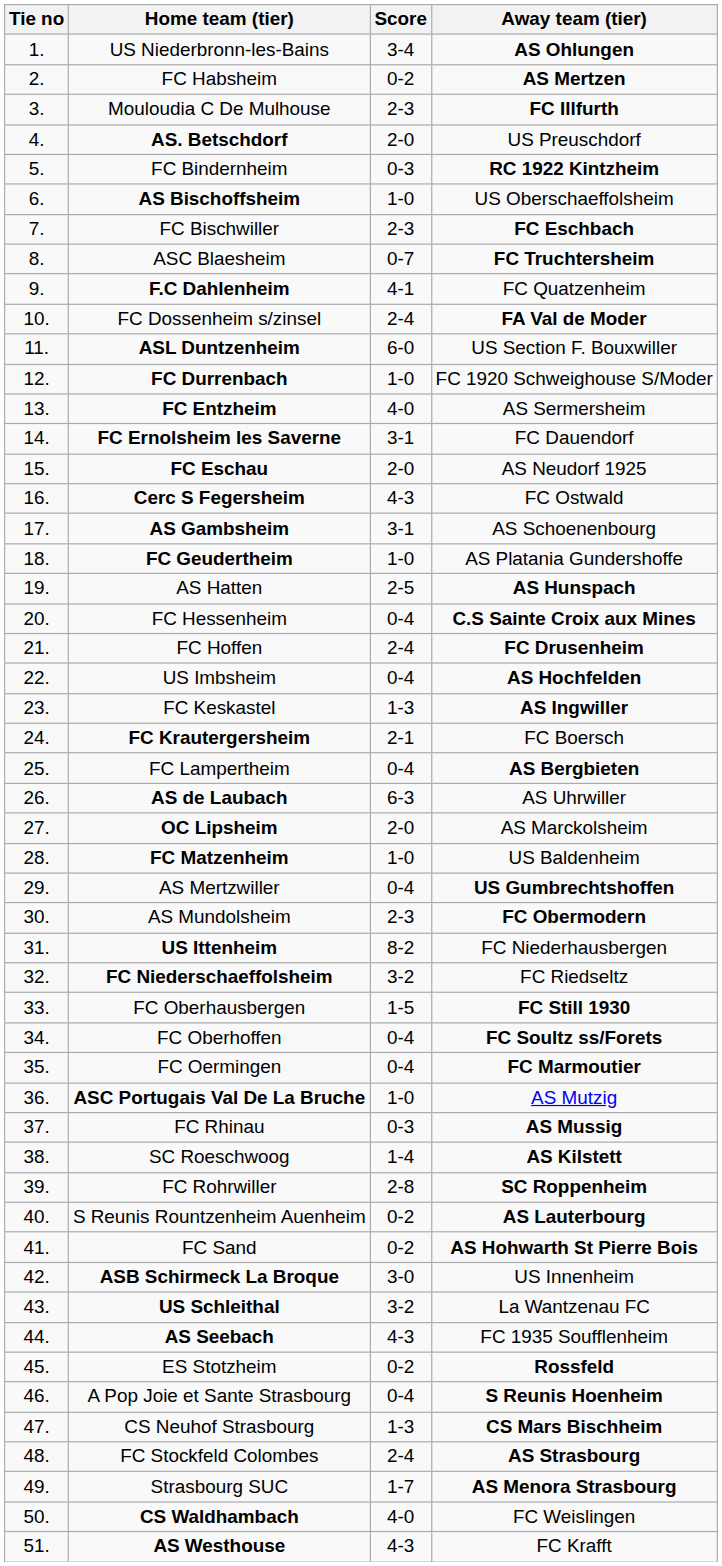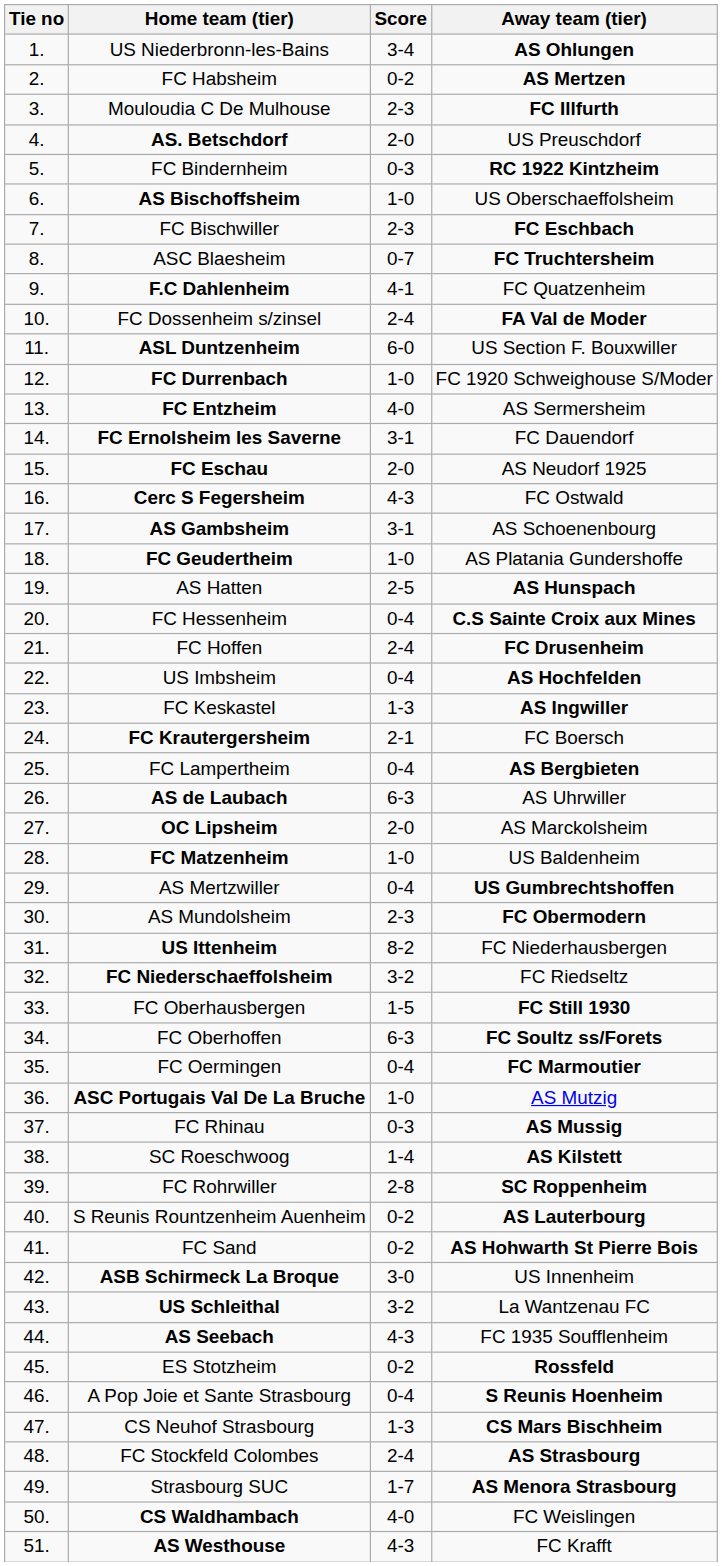(401, 1037) 0-4 -> (401, 1037) 6-3
